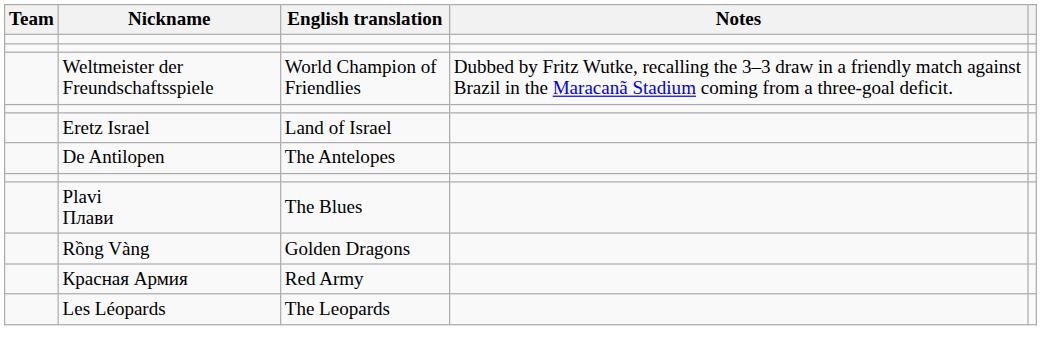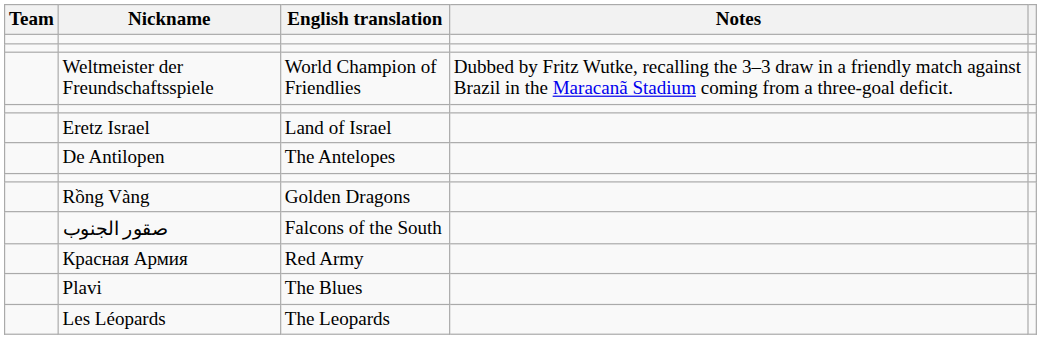- row: (88, 207)
+ row: (116, 228)
+ row: (82, 288)
